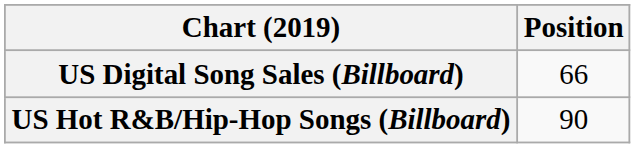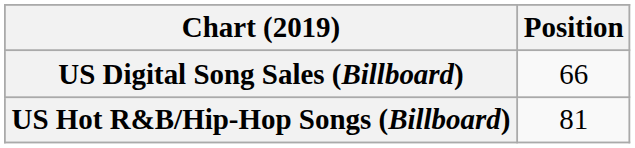(574, 119) 90 -> (574, 119) 81
